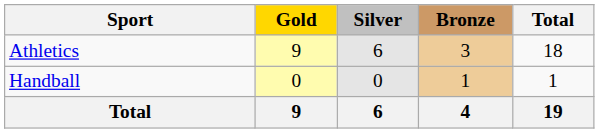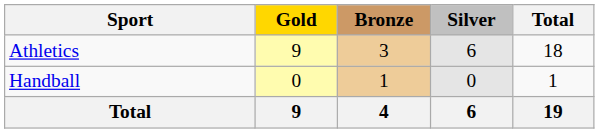columns swapped: (378, 19) <-> (465, 19)
